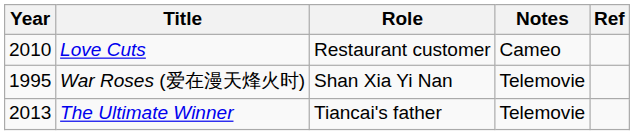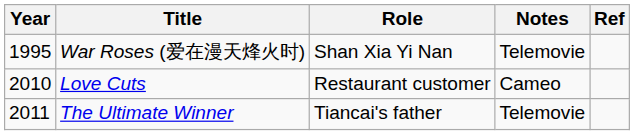rows swapped: (183, 81) <-> (103, 49)
(30, 113) 2013 -> (29, 113) 2011
